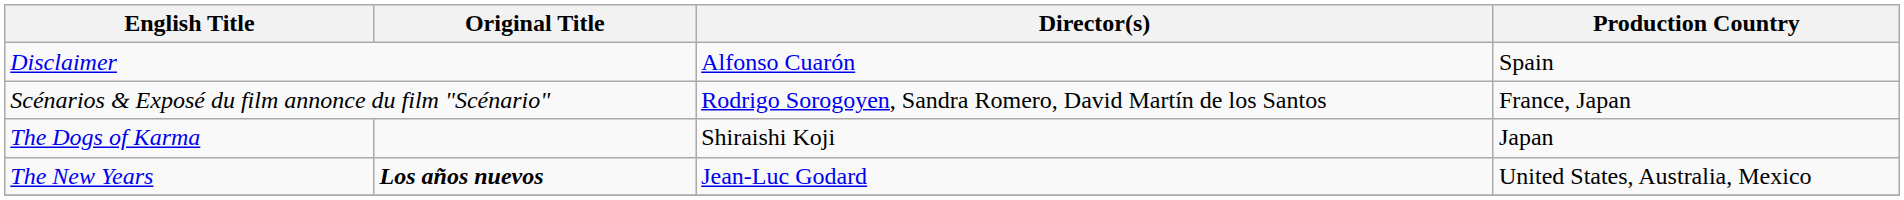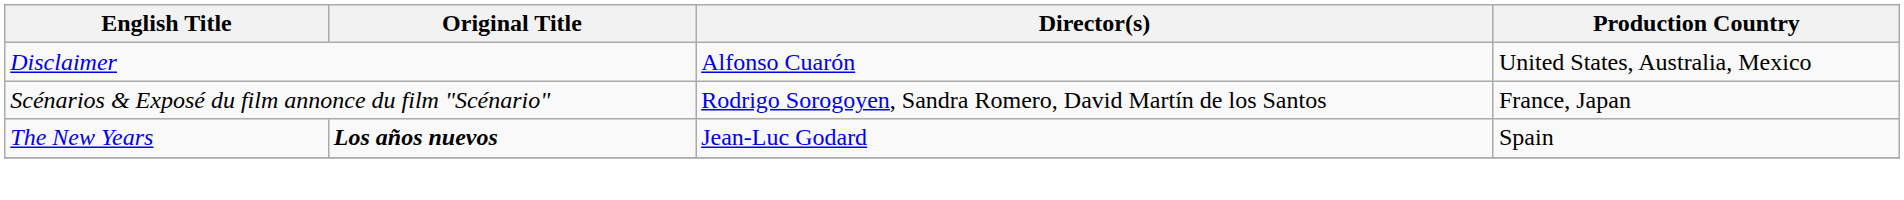(1526, 61) Spain -> (1655, 61) United States, Australia, Mexico
- row: (105, 137)
(1655, 175) United States, Australia, Mexico -> (1526, 137) Spain
